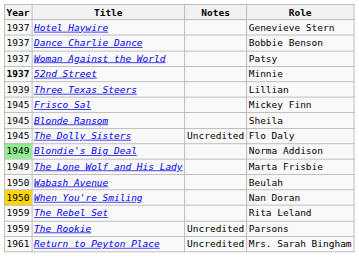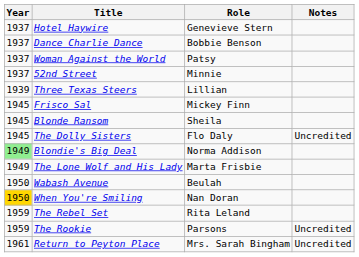columns swapped: (300, 12) <-> (216, 12)
(18, 74) bold -> (18, 74) normal
